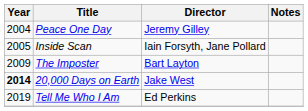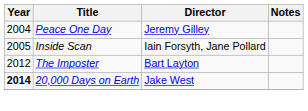(19, 64) 2009 -> (19, 64) 2012
- row: (77, 98)
